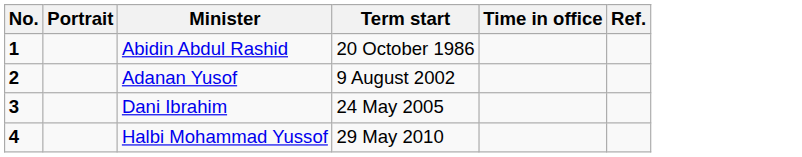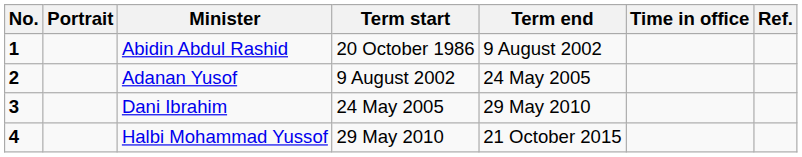+ column: (552, 19)
